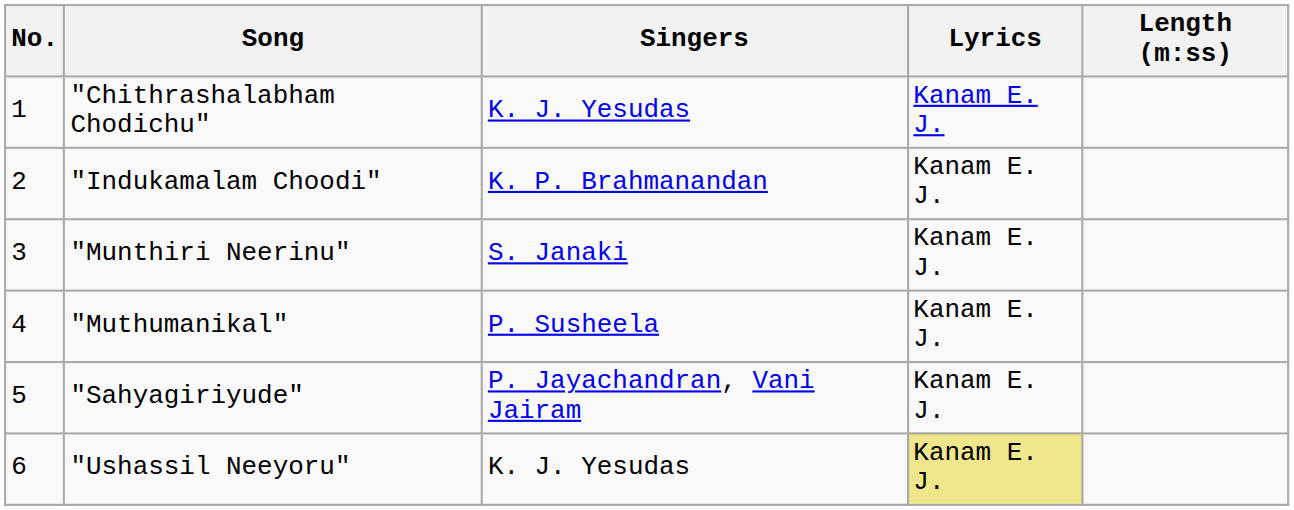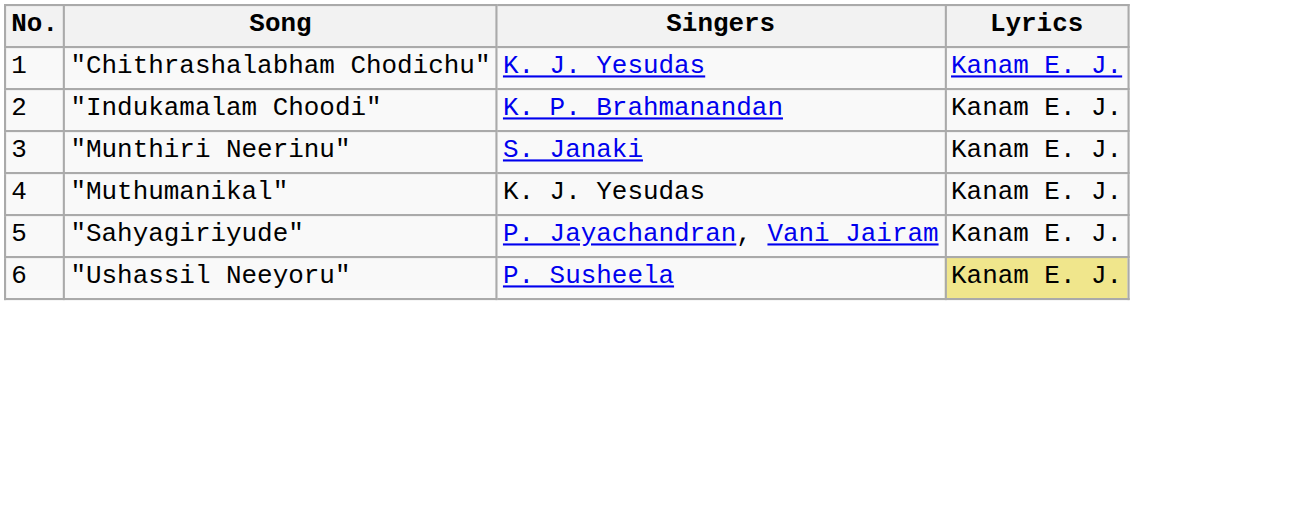- column: (1185, 41)
(573, 326) P. Susheela -> (604, 194) K. J. Yesudas
(589, 469) K. J. Yesudas -> (589, 278) P. Susheela
